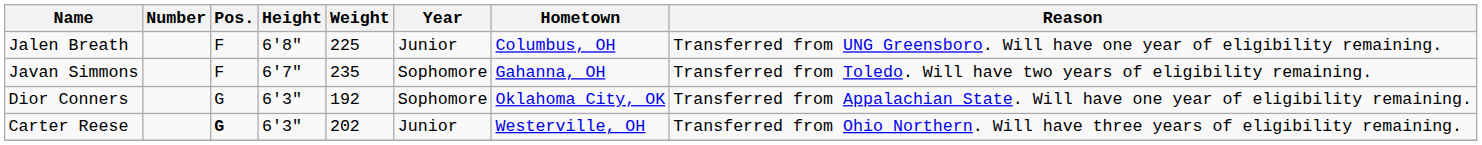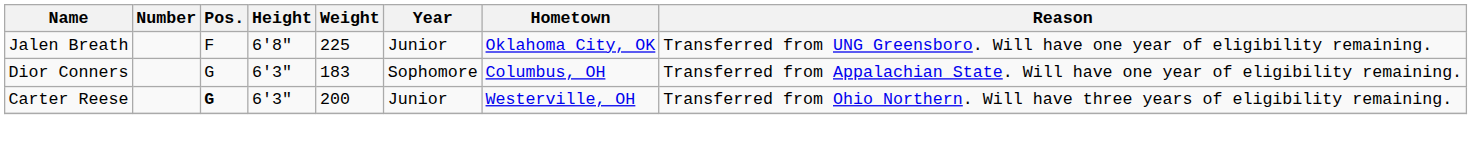(555, 45) Columbus, OH -> (570, 45) Oklahoma City, OK
- row: (74, 72)
(345, 100) 192 -> (335, 72) 183
(580, 100) Oklahoma City, OK -> (545, 72) Columbus, OH
(345, 127) 202 -> (335, 100) 200
